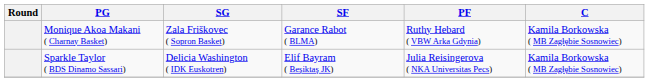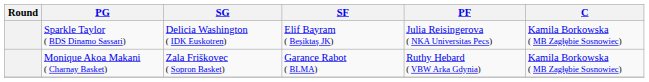rows swapped: (92, 35) <-> (85, 63)
